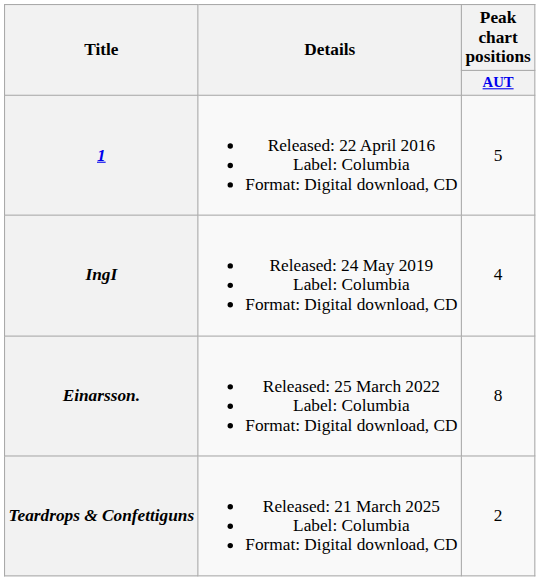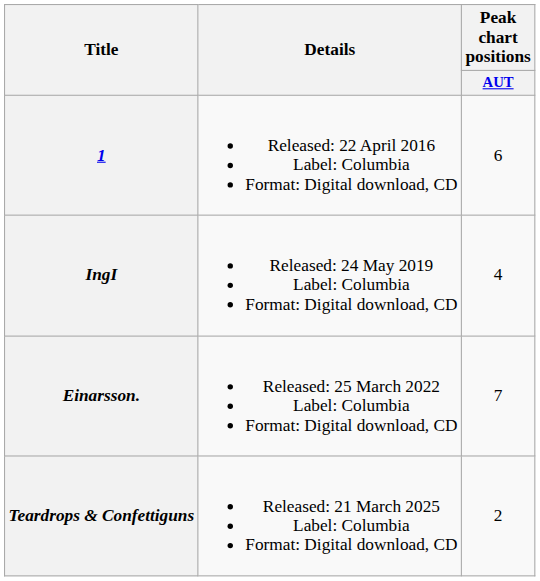(498, 155) 5 -> (498, 155) 6
(498, 395) 8 -> (498, 395) 7
